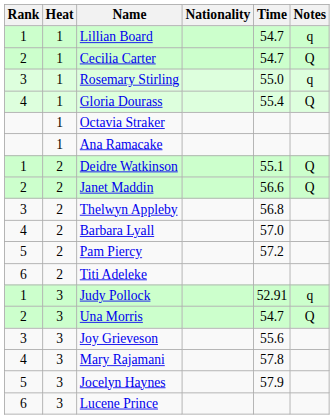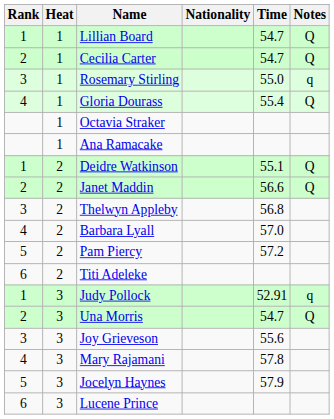(310, 36) q -> (310, 36) Q
